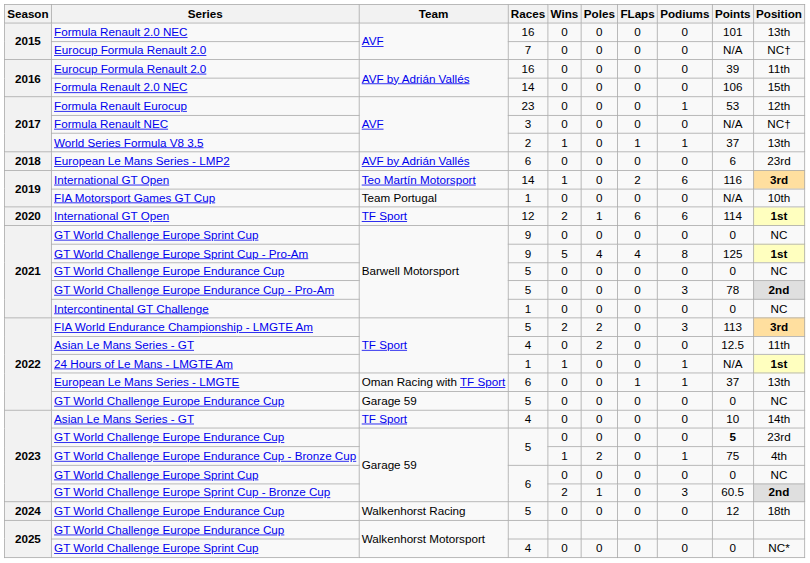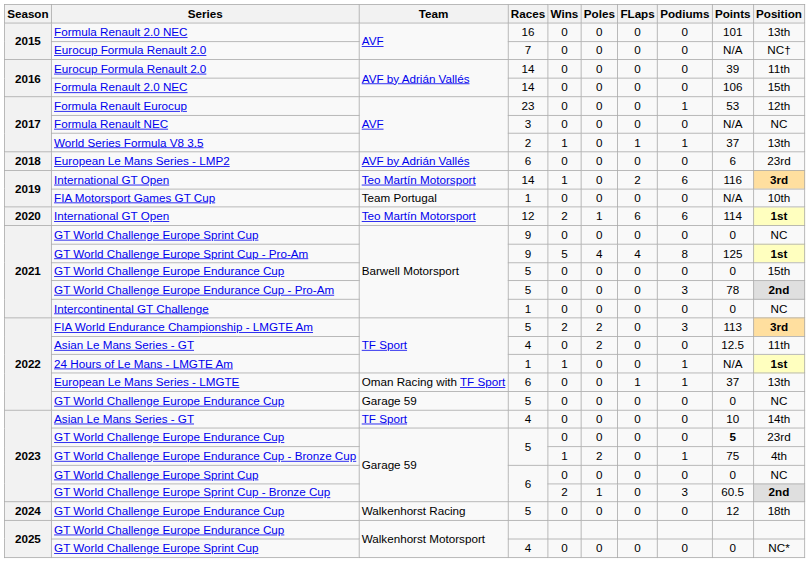(528, 69) 16 -> (528, 69) 14
(779, 125) NC† -> (779, 125) NC
(384, 217) TF Sport -> (419, 217) Teo Martín Motorsport
(779, 272) NC -> (779, 272) 15th
